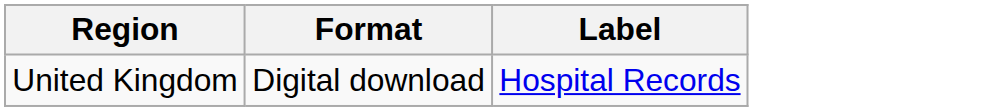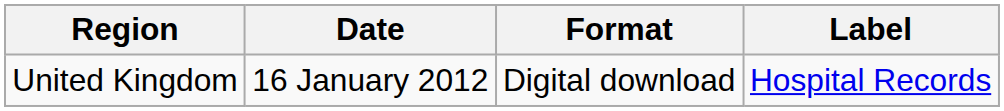+ column: (370, 29)
